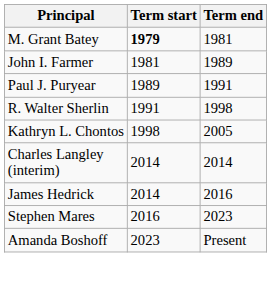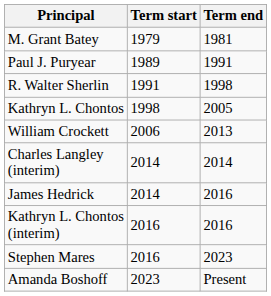(145, 39) bold -> (145, 39) normal
- row: (50, 62)
+ row: (58, 131)
+ row: (66, 225)
